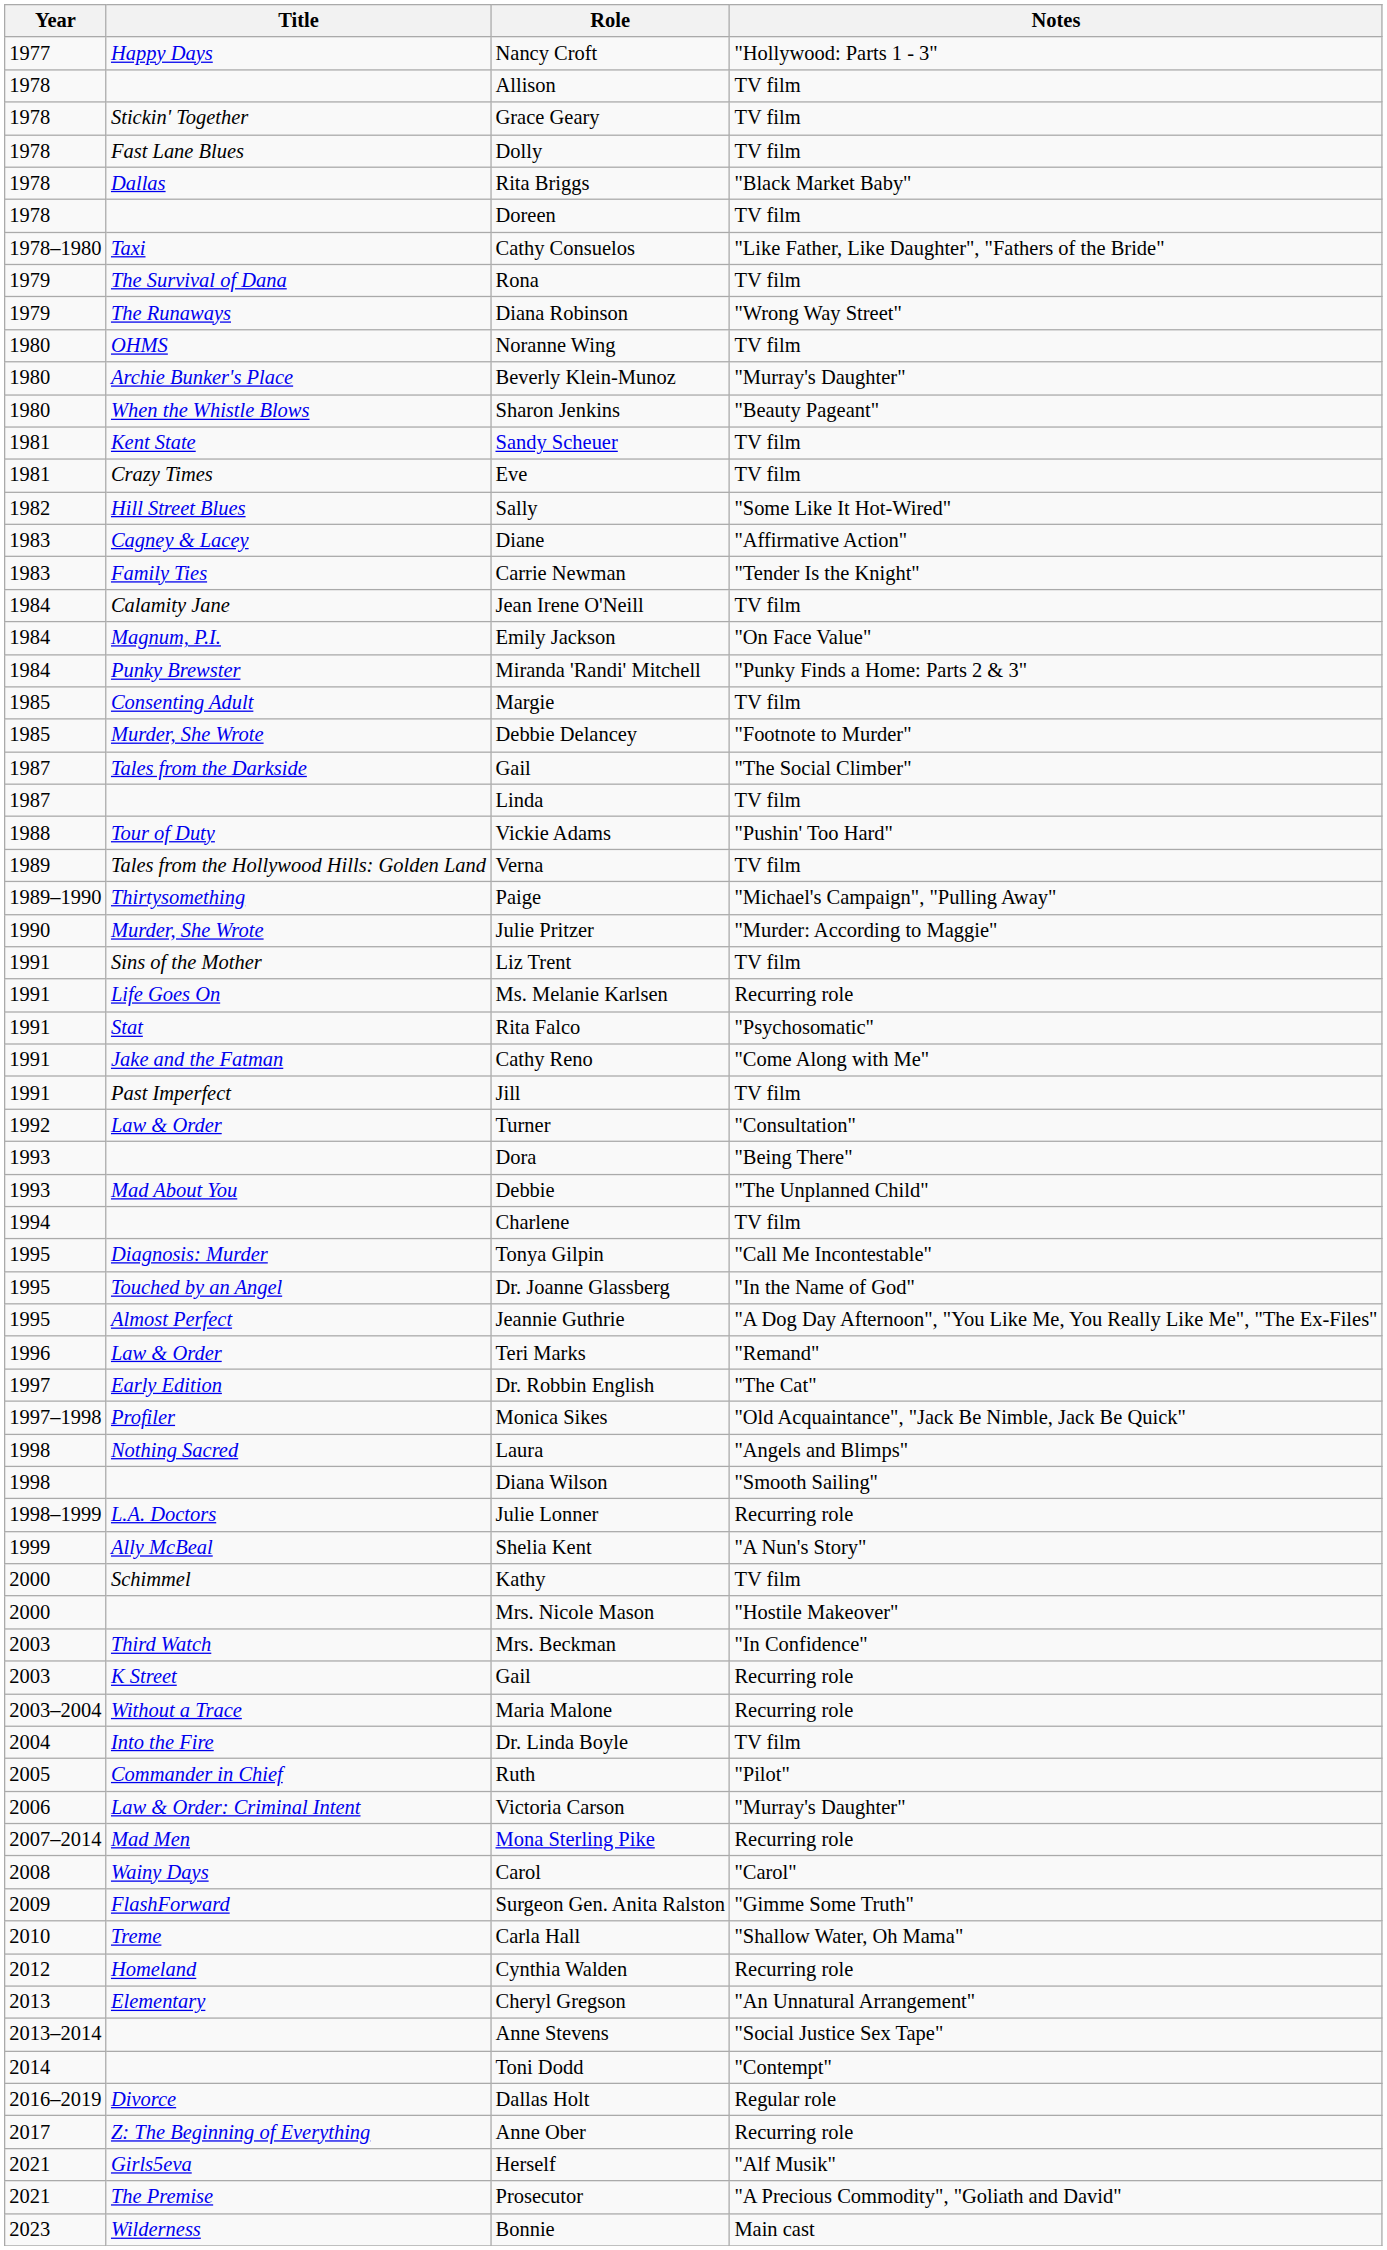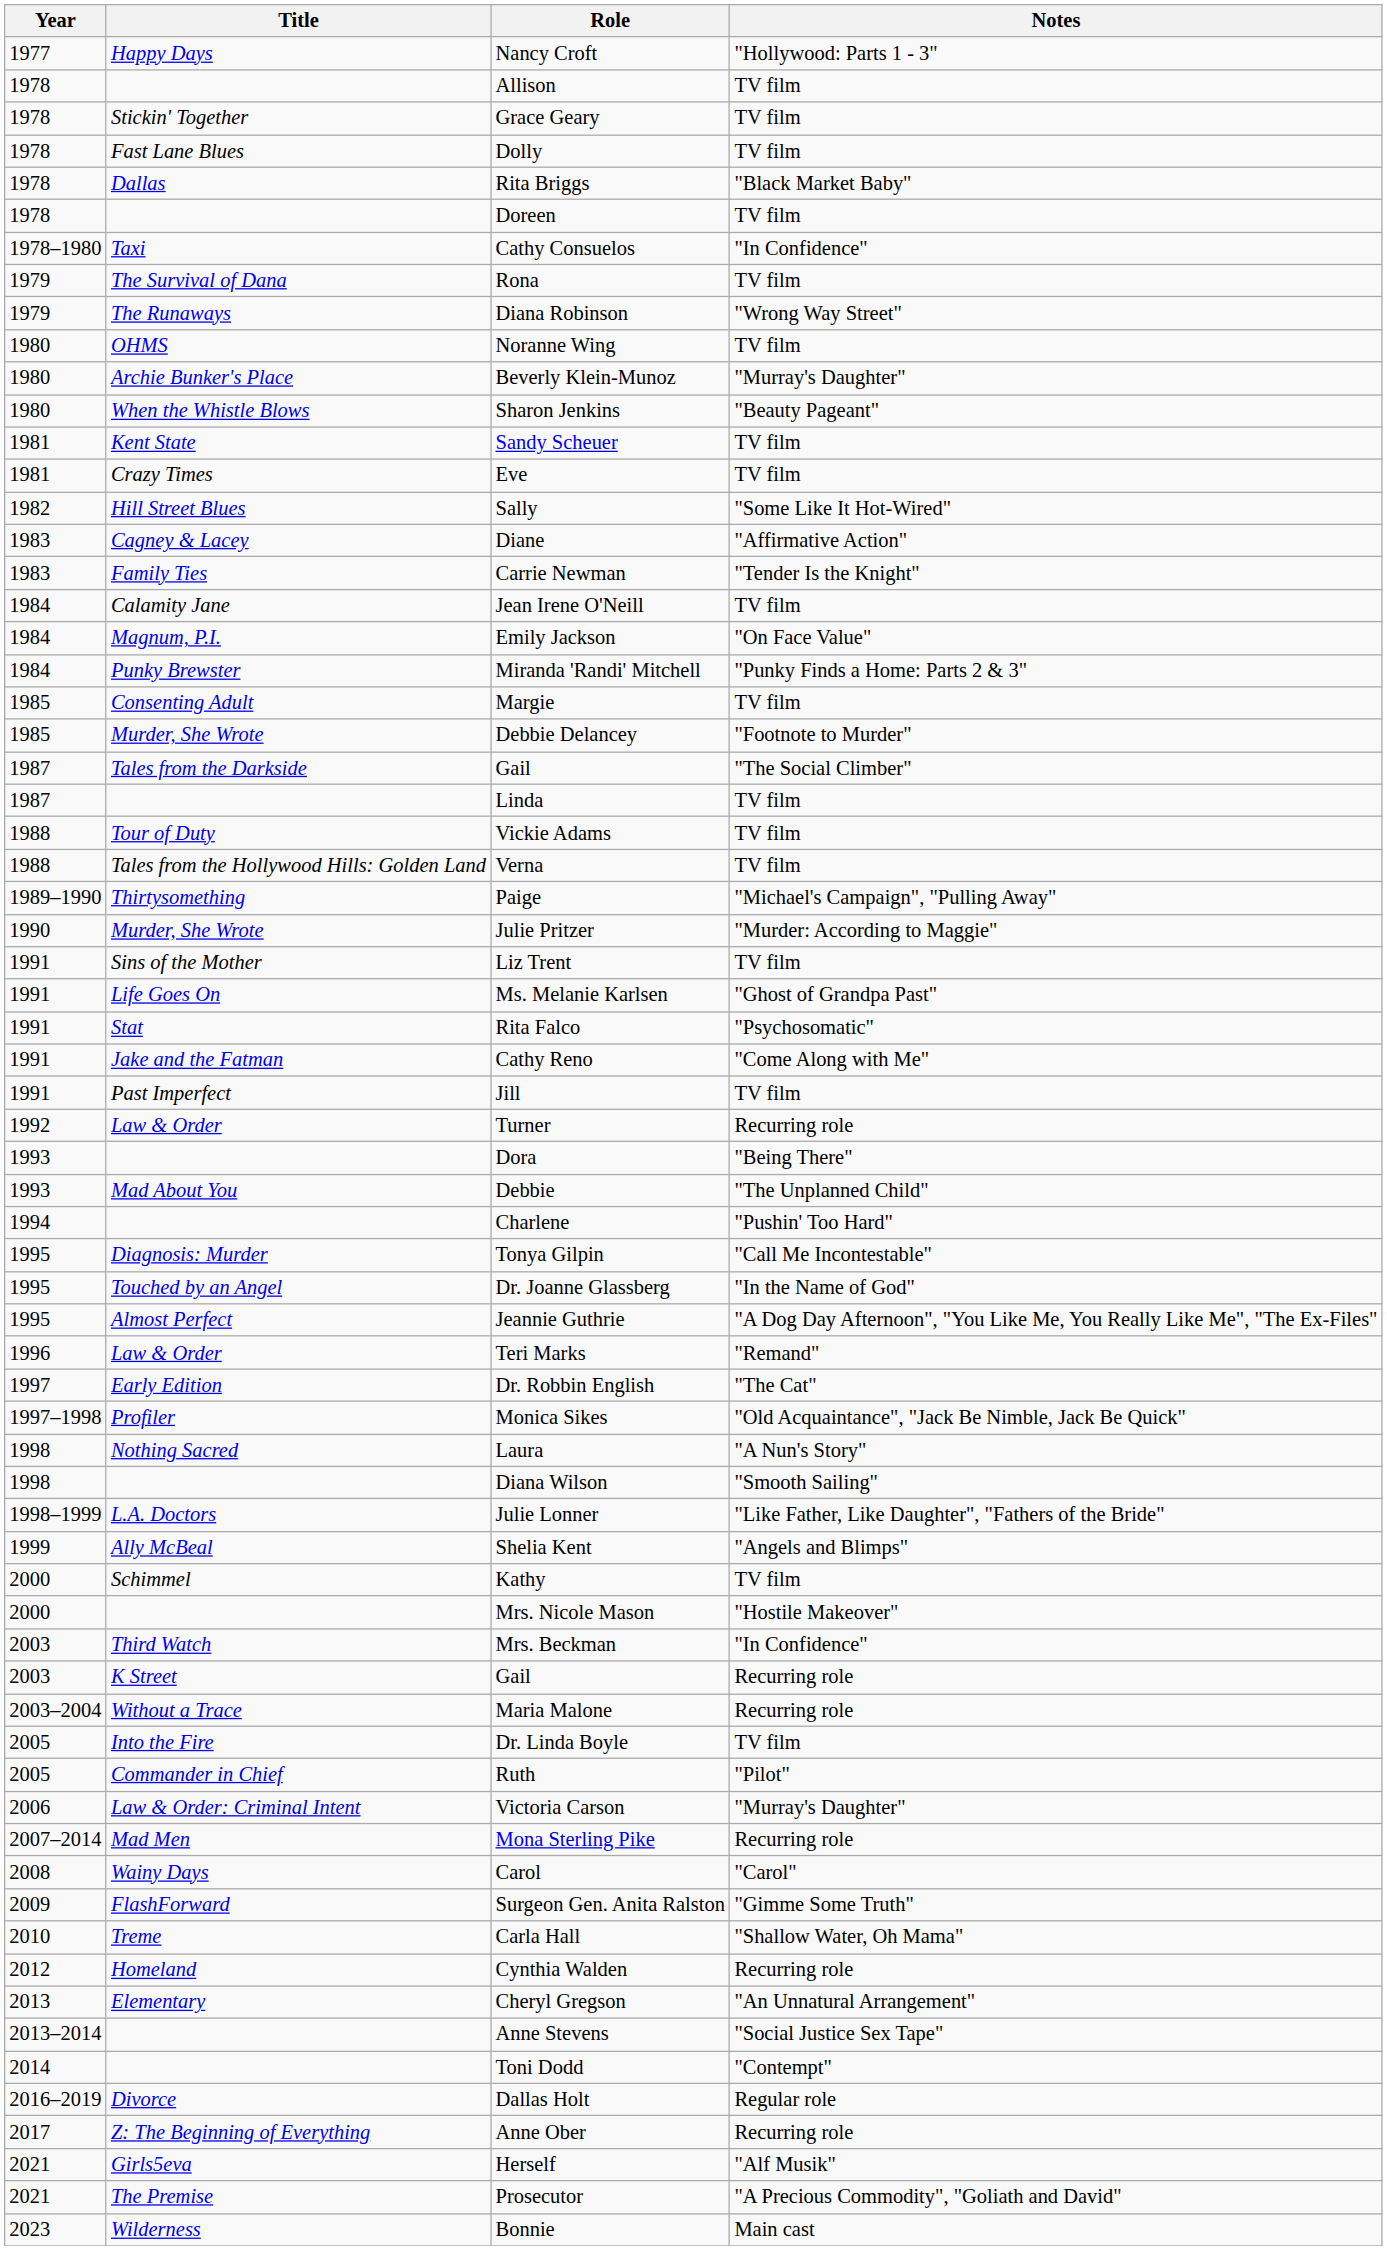(949, 248) "Like Father, Like Daughter", "Fathers of the Bride" -> (801, 248) "In Confidence"
(814, 832) "Pushin' Too Hard" -> (767, 832) TV film
(30, 865) 1989 -> (30, 865) 1988
(794, 995) Recurring role -> (836, 995) "Ghost of Grandpa Past"
(795, 1125) "Consultation" -> (794, 1125) Recurring role
(767, 1222) TV film -> (814, 1222) "Pushin' Too Hard"
(821, 1449) "Angels and Blimps" -> (800, 1449) "A Nun's Story"
(794, 1514) Recurring role -> (949, 1514) "Like Father, Like Daughter", "Fathers of the Bride"
(800, 1547) "A Nun's Story" -> (821, 1547) "Angels and Blimps"
(30, 1742) 2004 -> (30, 1742) 2005
